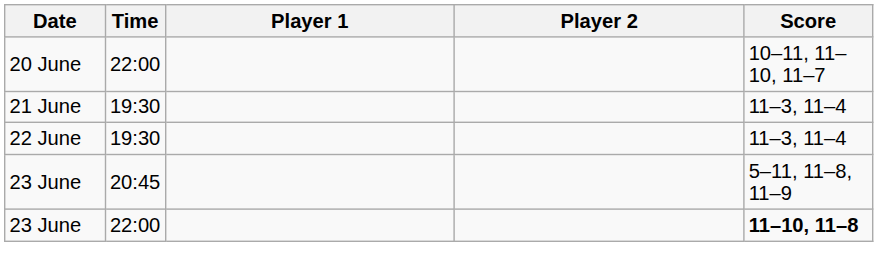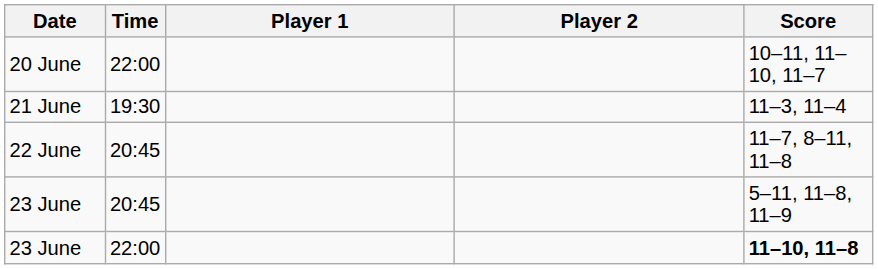- row: (45, 139)
+ row: (45, 150)
